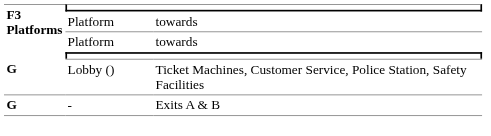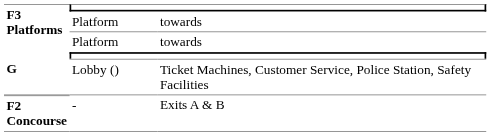(12, 105) G -> (37, 113) F2 Concourse
